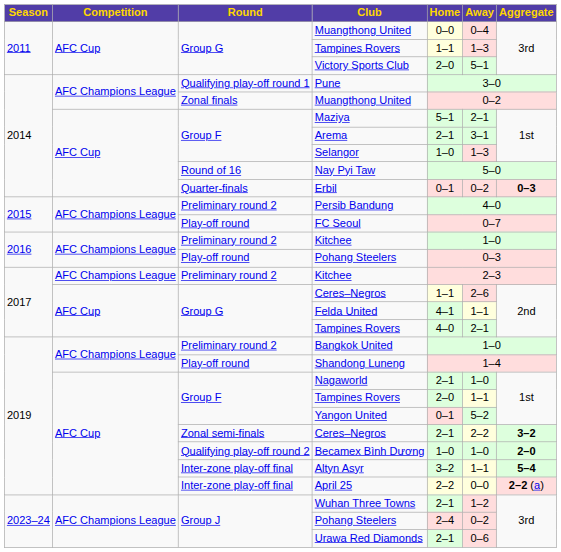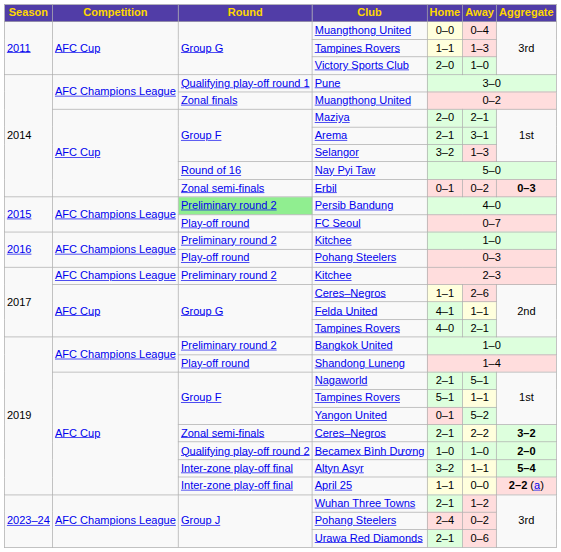(480, 65) 5–1 -> (480, 65) 1–0
(445, 118) 5–1 -> (445, 118) 2–0
(445, 153) 1–0 -> (445, 153) 3–2
(214, 188) Quarter-finals -> (223, 188) Zonal semi-finals
(229, 205) no background -> (229, 205) lightgreen background
(480, 380) 1–0 -> (480, 380) 5–1
(445, 398) 2–0 -> (445, 398) 5–1
(445, 485) 2–2 -> (445, 485) 1–1
